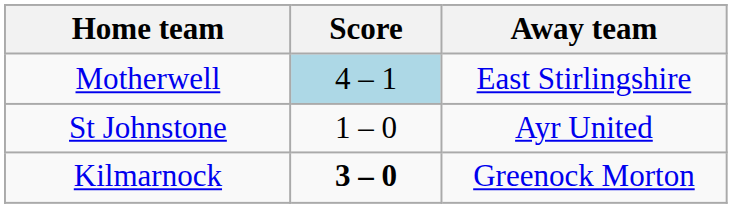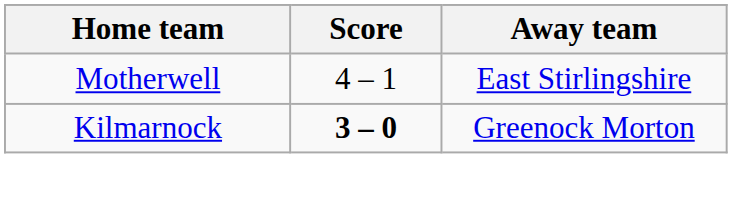(366, 78) lightblue background -> (366, 78) no background
- row: (148, 127)
